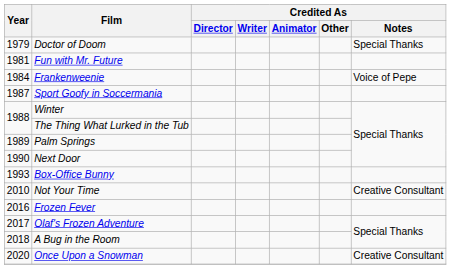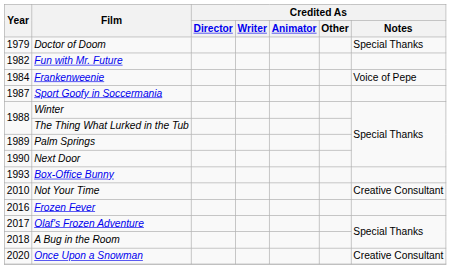(18, 61) 1981 -> (18, 61) 1982
